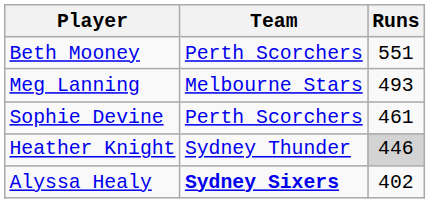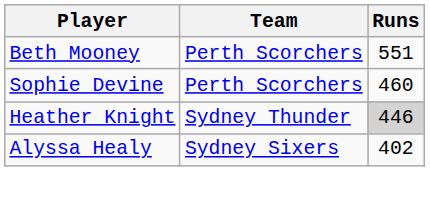- row: (75, 85)
(396, 117) 461 -> (396, 85) 460
(262, 182) bold -> (262, 150) normal
